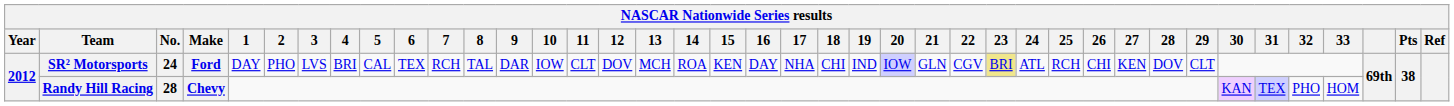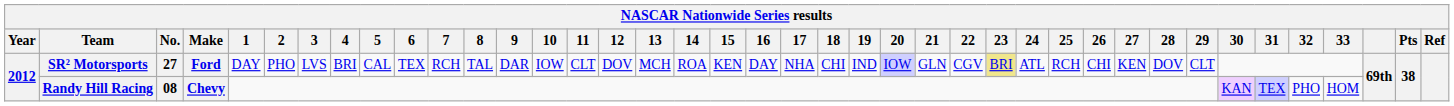(170, 64) 24 -> (170, 64) 27
(170, 88) 28 -> (170, 88) 08
